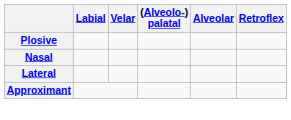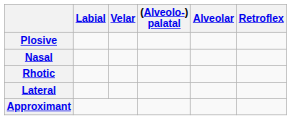+ row: (39, 73)
